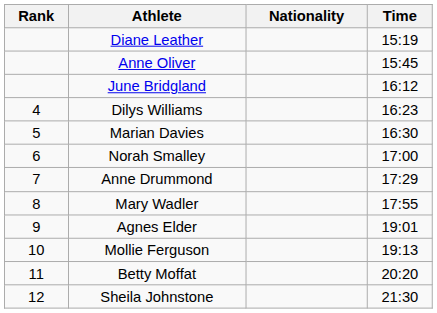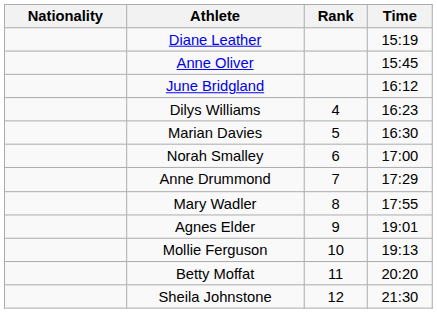columns swapped: (36, 16) <-> (307, 16)
